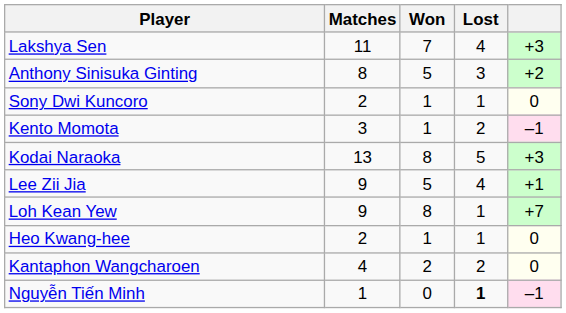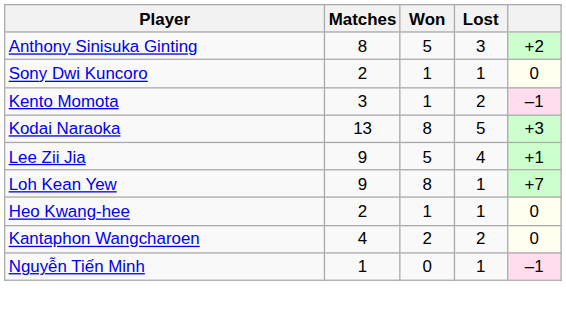- row: (58, 46)
(481, 294) bold -> (481, 266) normal
